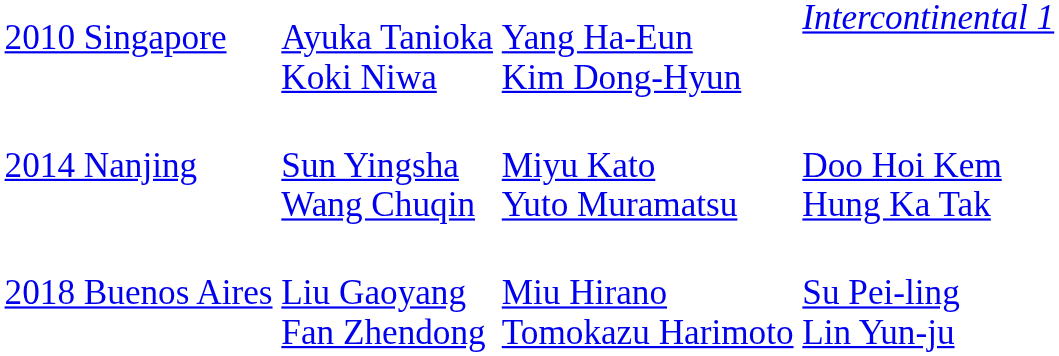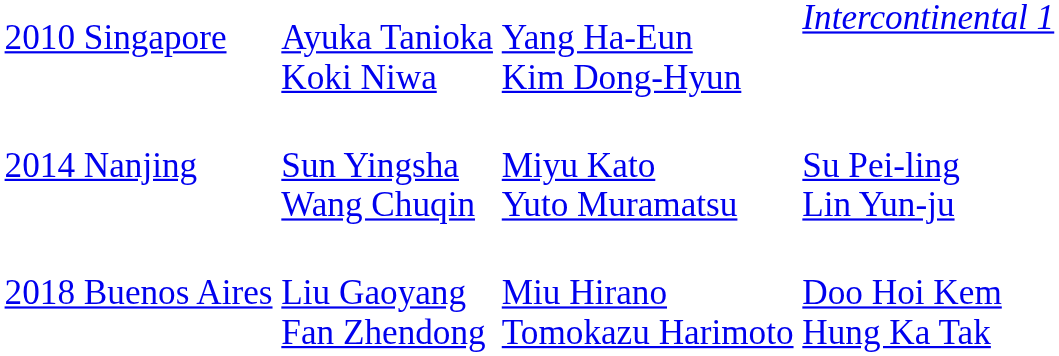(902, 184) Doo Hoi Kem Hung Ka Tak -> (881, 184) Su Pei-ling Lin Yun-ju
(881, 312) Su Pei-ling Lin Yun-ju -> (902, 312) Doo Hoi Kem Hung Ka Tak
